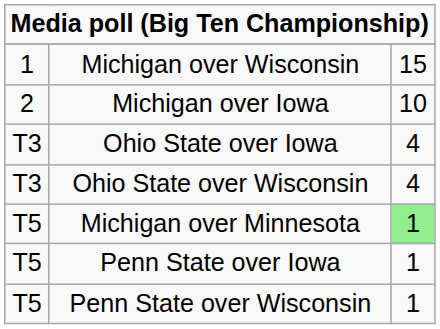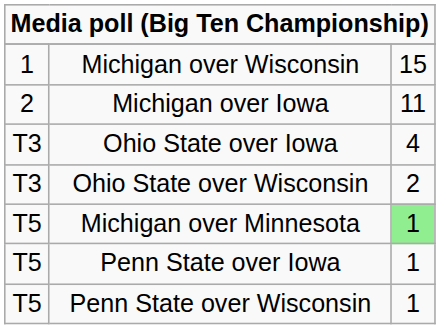(413, 104) 10 -> (413, 104) 11
(413, 183) 4 -> (413, 183) 2
